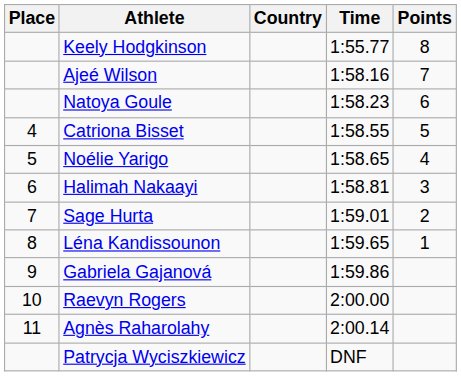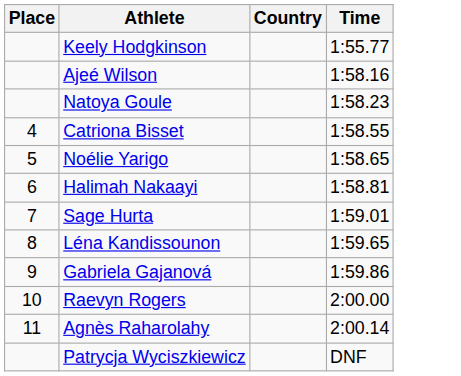- column: (425, 18)
